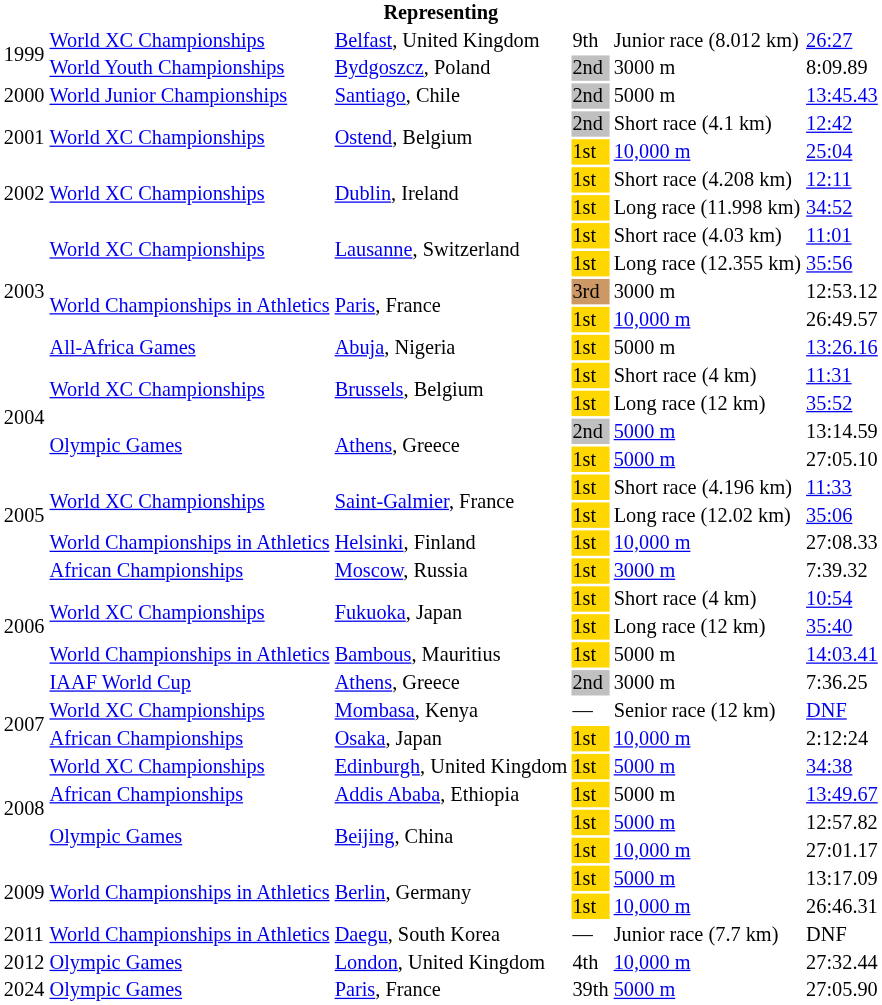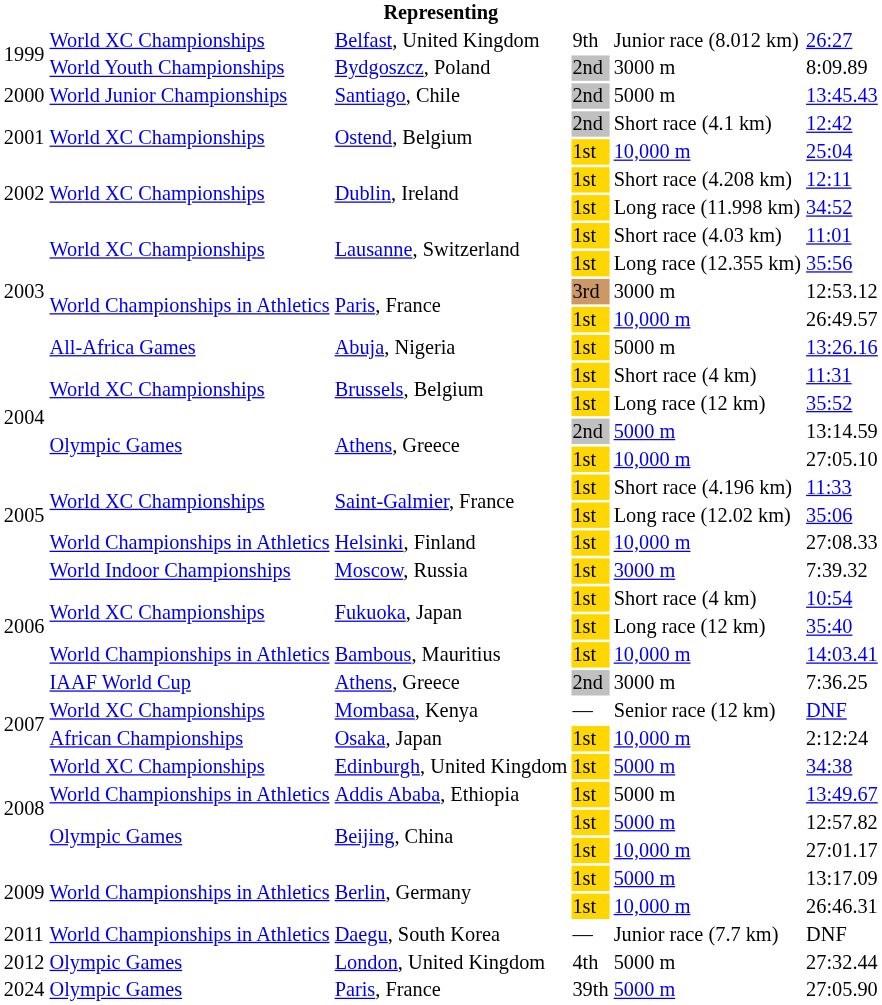(644, 459) 5000 m -> (652, 459) 10,000 m
(146, 570) African Championships -> (170, 570) World Indoor Championships
(644, 654) 5000 m -> (652, 654) 10,000 m
(146, 794) African Championships -> (190, 794) World Championships in Athletics
(652, 962) 10,000 m -> (644, 962) 5000 m
